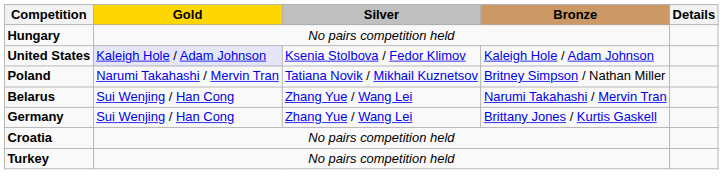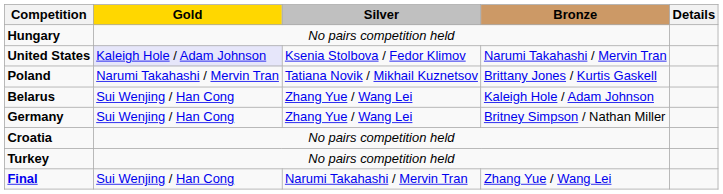(569, 55) Kaleigh Hole / Adam Johnson -> (575, 55) Narumi Takahashi / Mervin Tran
(575, 76) Britney Simpson / Nathan Miller -> (570, 76) Brittany Jones / Kurtis Gaskell
(575, 96) Narumi Takahashi / Mervin Tran -> (569, 96) Kaleigh Hole / Adam Johnson
(570, 117) Brittany Jones / Kurtis Gaskell -> (575, 117) Britney Simpson / Nathan Miller
+ row: (23, 179)
